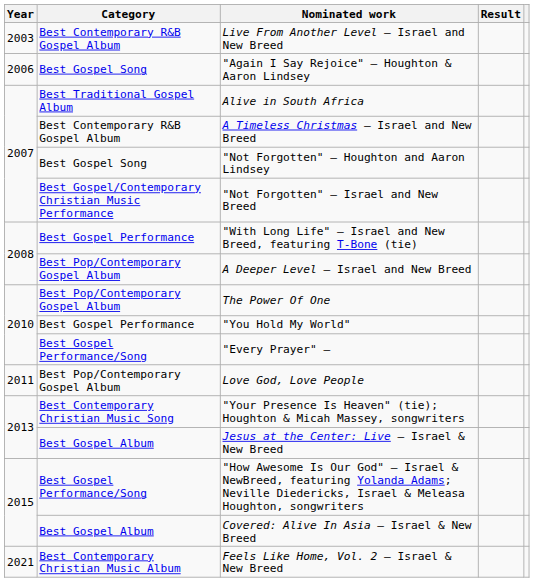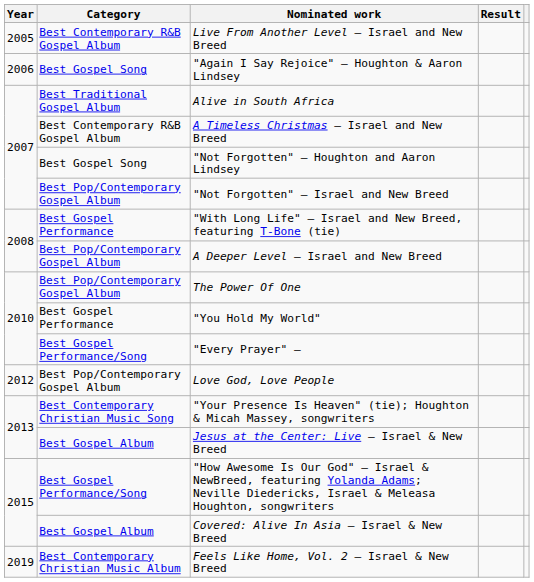(21, 38) 2003 -> (21, 38) 2005
(120, 200) Best Gospel/Contemporary Christian Music Performance -> (110, 194) Best Pop/Contemporary Gospel Album
(21, 381) 2011 -> (21, 381) 2012
(21, 562) 2021 -> (21, 562) 2019
